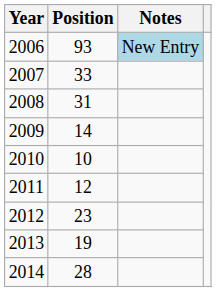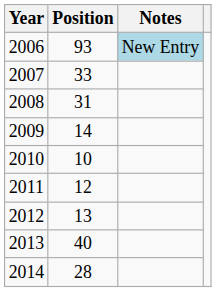(83, 215) 23 -> (83, 215) 13
(83, 243) 19 -> (83, 243) 40
